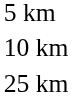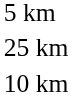rows swapped: (36, 48) <-> (36, 83)
